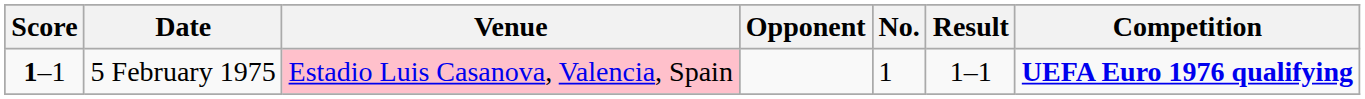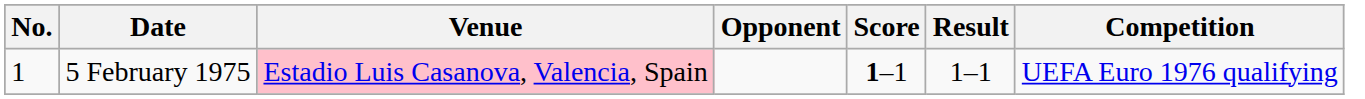columns swapped: (899, 26) <-> (45, 26)
(1187, 71) bold -> (1180, 71) normal
